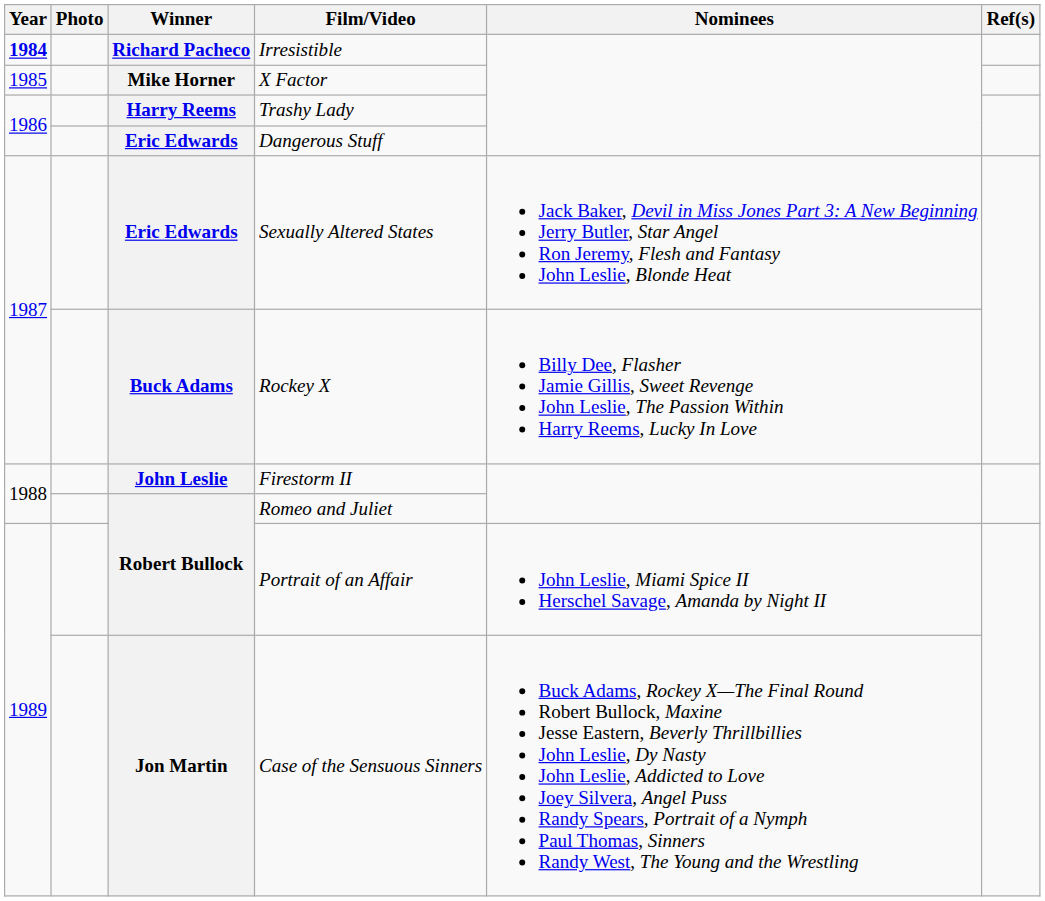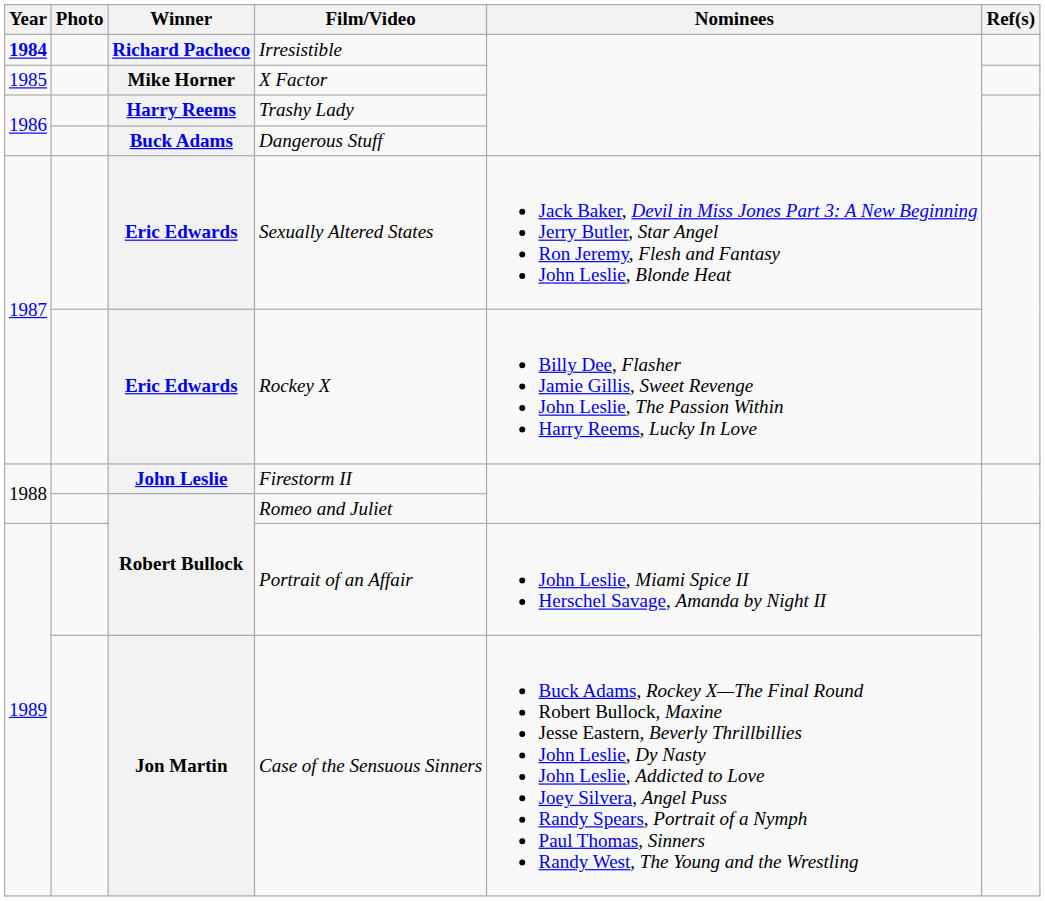(181, 140) Eric Edwards -> (181, 140) Buck Adams
(181, 386) Buck Adams -> (181, 386) Eric Edwards
